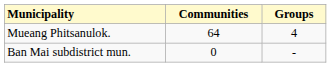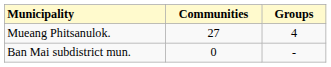(213, 33) 64 -> (213, 33) 27
